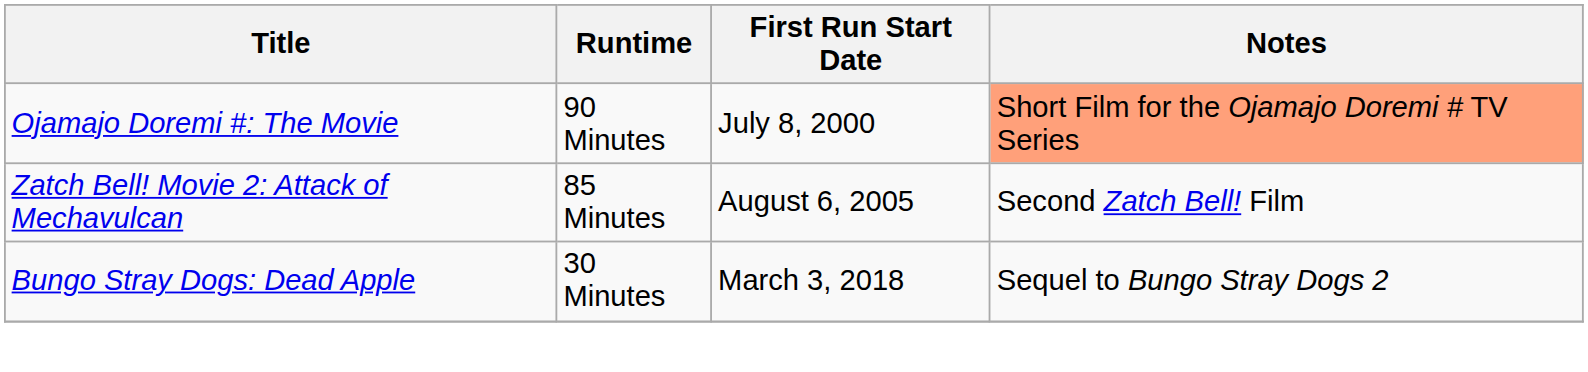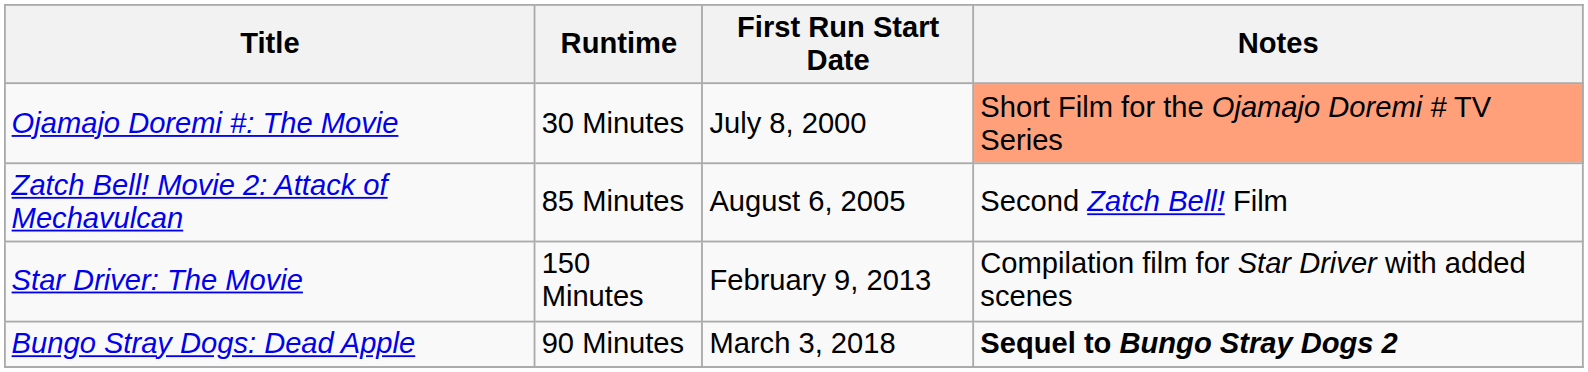(614, 122) 90 Minutes -> (613, 122) 30 Minutes
+ row: (157, 280)
(614, 280) 30 Minutes -> (613, 343) 90 Minutes
(1193, 280) normal -> (1189, 343) bold
